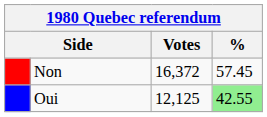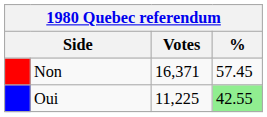(177, 71) 16,372 -> (177, 71) 16,371
(177, 98) 12,125 -> (177, 98) 11,225
